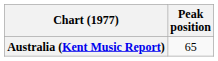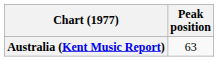(191, 46) 65 -> (191, 46) 63
